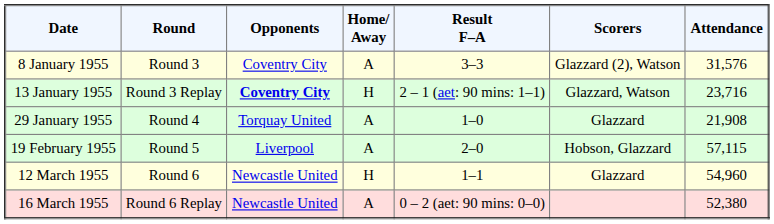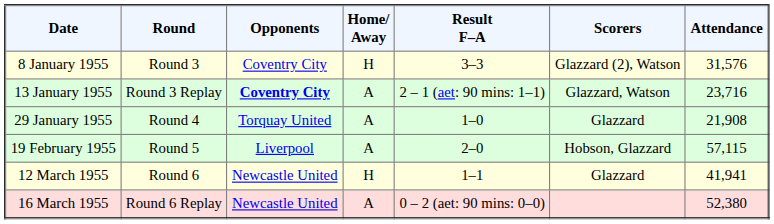(369, 64) A -> (369, 64) H
(369, 92) H -> (369, 92) A
(727, 175) 54,960 -> (727, 175) 41,941
